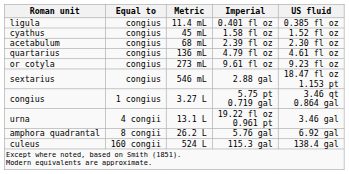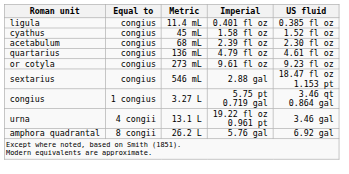- row: (25, 144)
